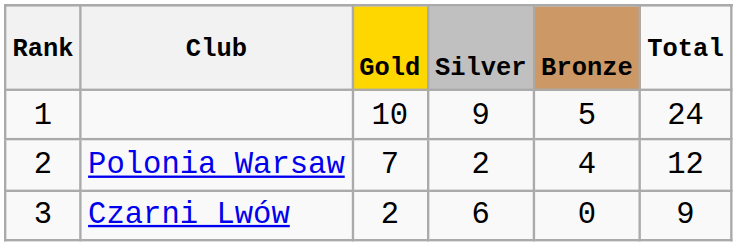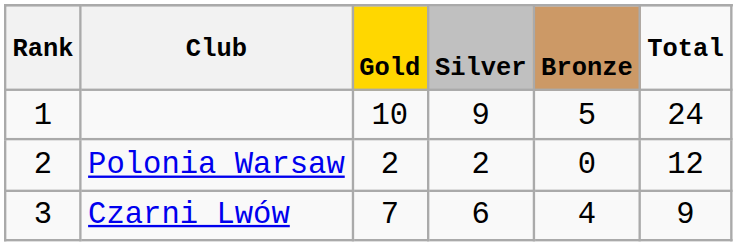(390, 165) 7 -> (390, 165) 2
(587, 165) 4 -> (587, 165) 0
(390, 215) 2 -> (390, 215) 7
(587, 215) 0 -> (587, 215) 4
